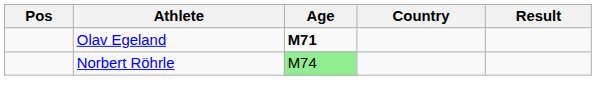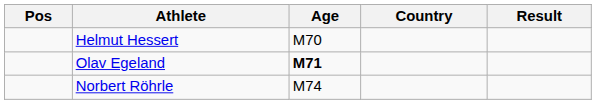+ row: (127, 39)
(302, 63) lightgreen background -> (307, 87) no background
